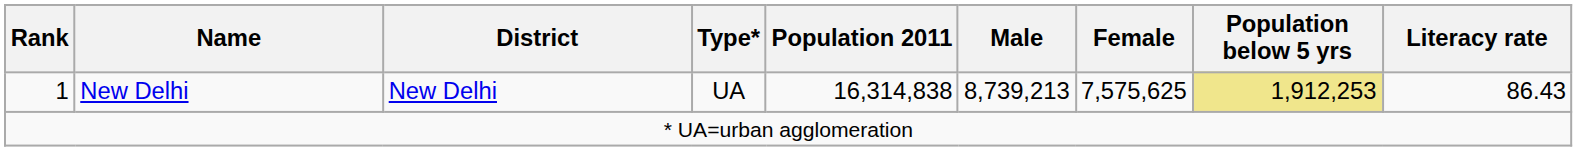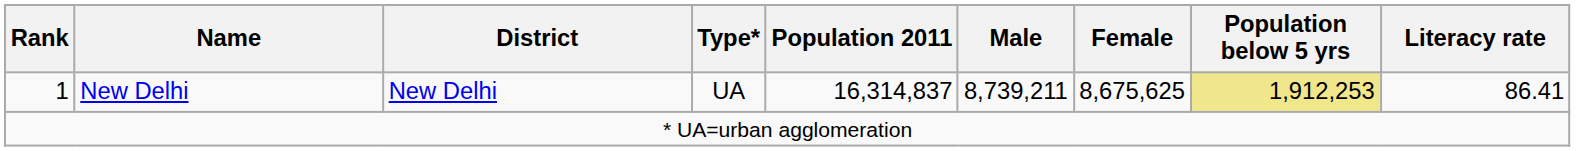(893, 91) 16,314,838 -> (893, 91) 16,314,837
(1017, 91) 8,739,213 -> (1016, 91) 8,739,211
(1134, 91) 7,575,625 -> (1132, 91) 8,675,625
(1536, 91) 86.43 -> (1535, 91) 86.41
